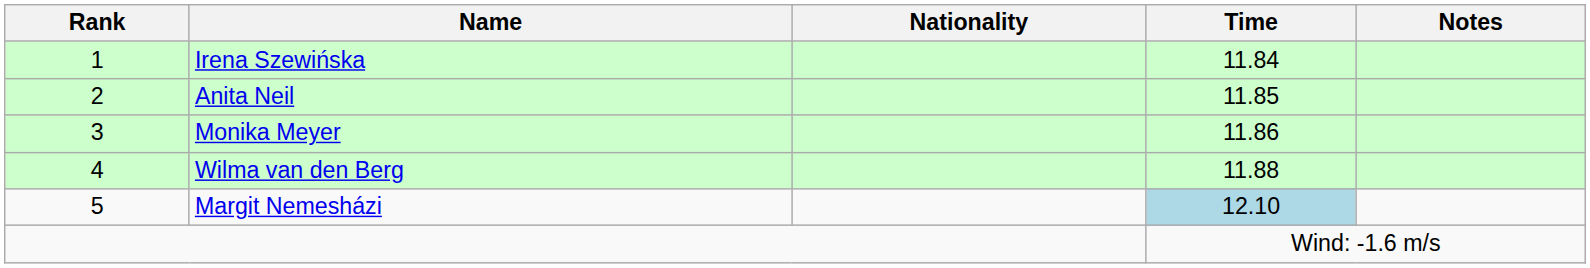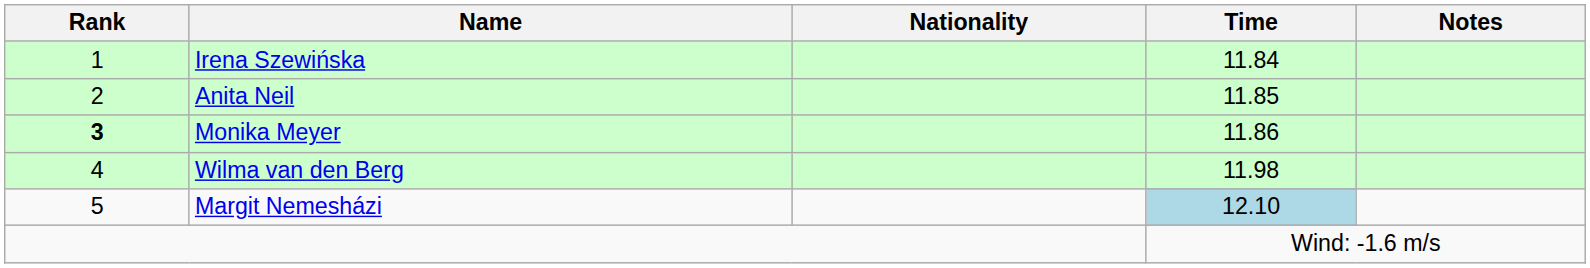(97, 133) normal -> (97, 133) bold
(1251, 170) 11.88 -> (1251, 170) 11.98
